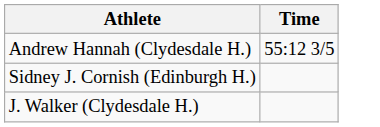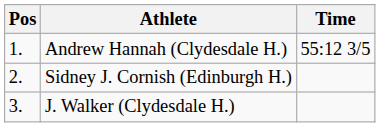+ column: (23, 19)
